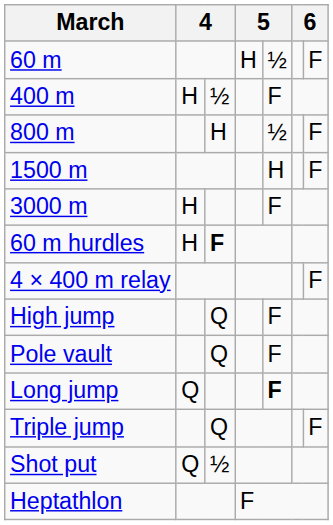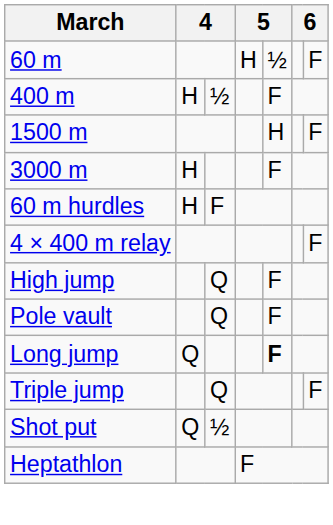- row: (42, 133)
(217, 243) bold -> (217, 206) normal
